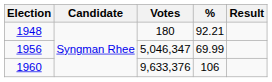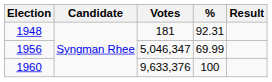(165, 31) 180 -> (165, 31) 181
(210, 31) 92.21 -> (210, 31) 92.31
(210, 67) 106 -> (210, 67) 100
